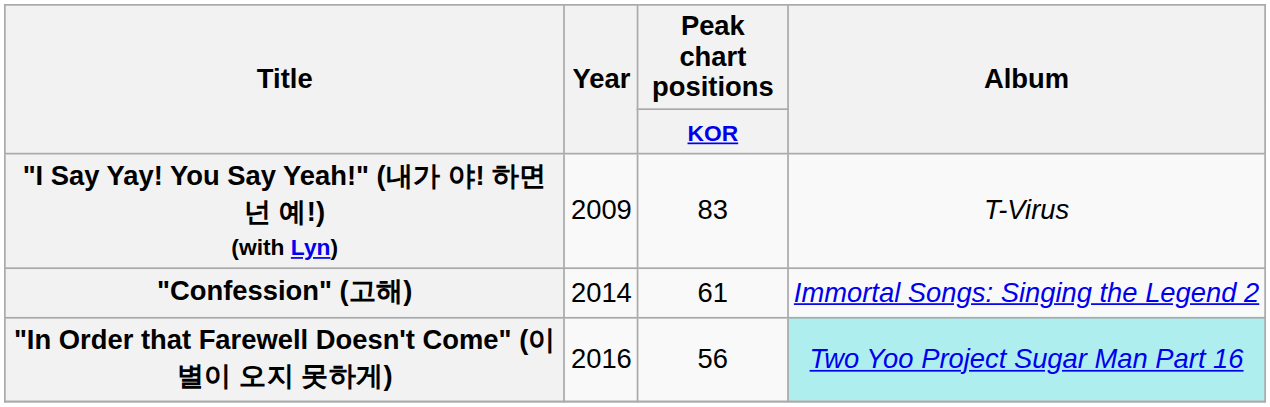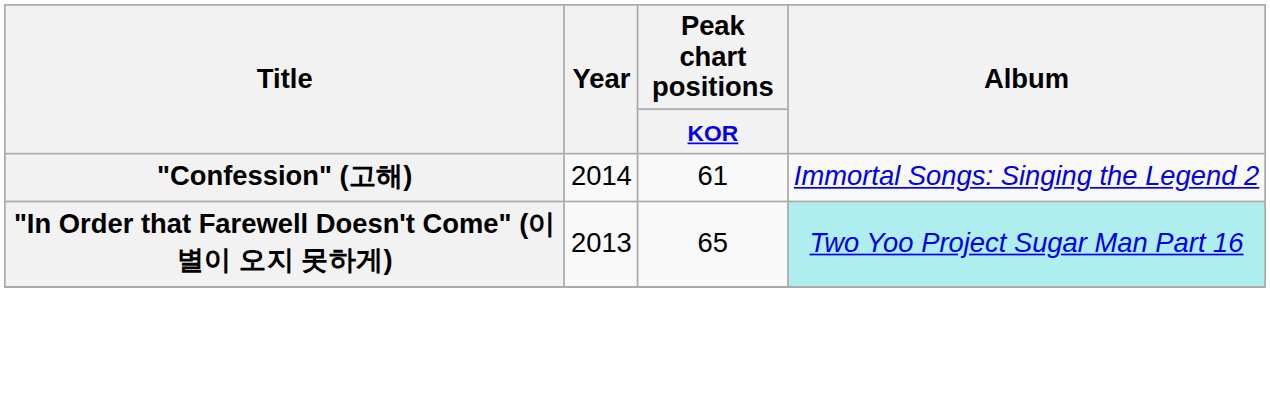- row: (285, 211)
(601, 358) 2016 -> (601, 243) 2013
(713, 358) 56 -> (713, 243) 65
